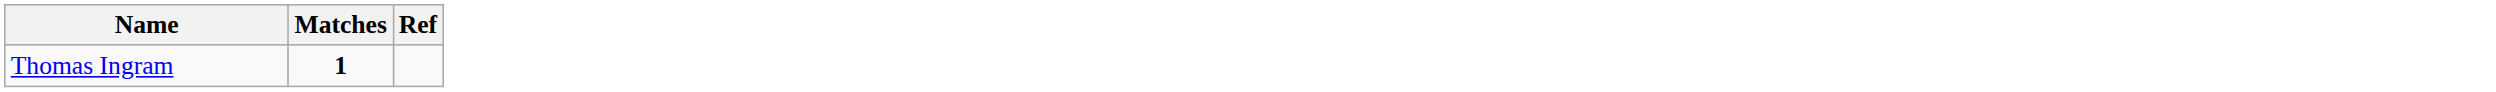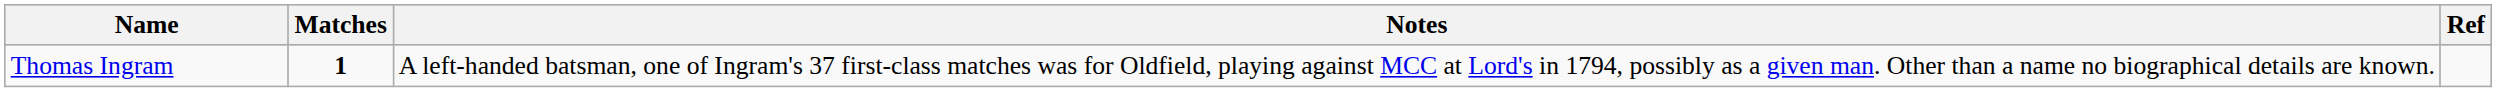+ column: (1417, 24)
